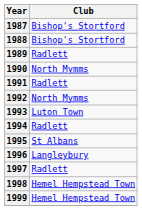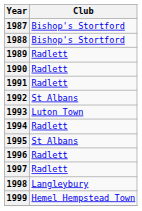(60, 69) North Mymms -> (50, 69) Radlett
(60, 98) North Mymms -> (55, 98) St Albans
(60, 155) Langleybury -> (50, 155) Radlett
(83, 184) Hemel Hempstead Town -> (60, 184) Langleybury
